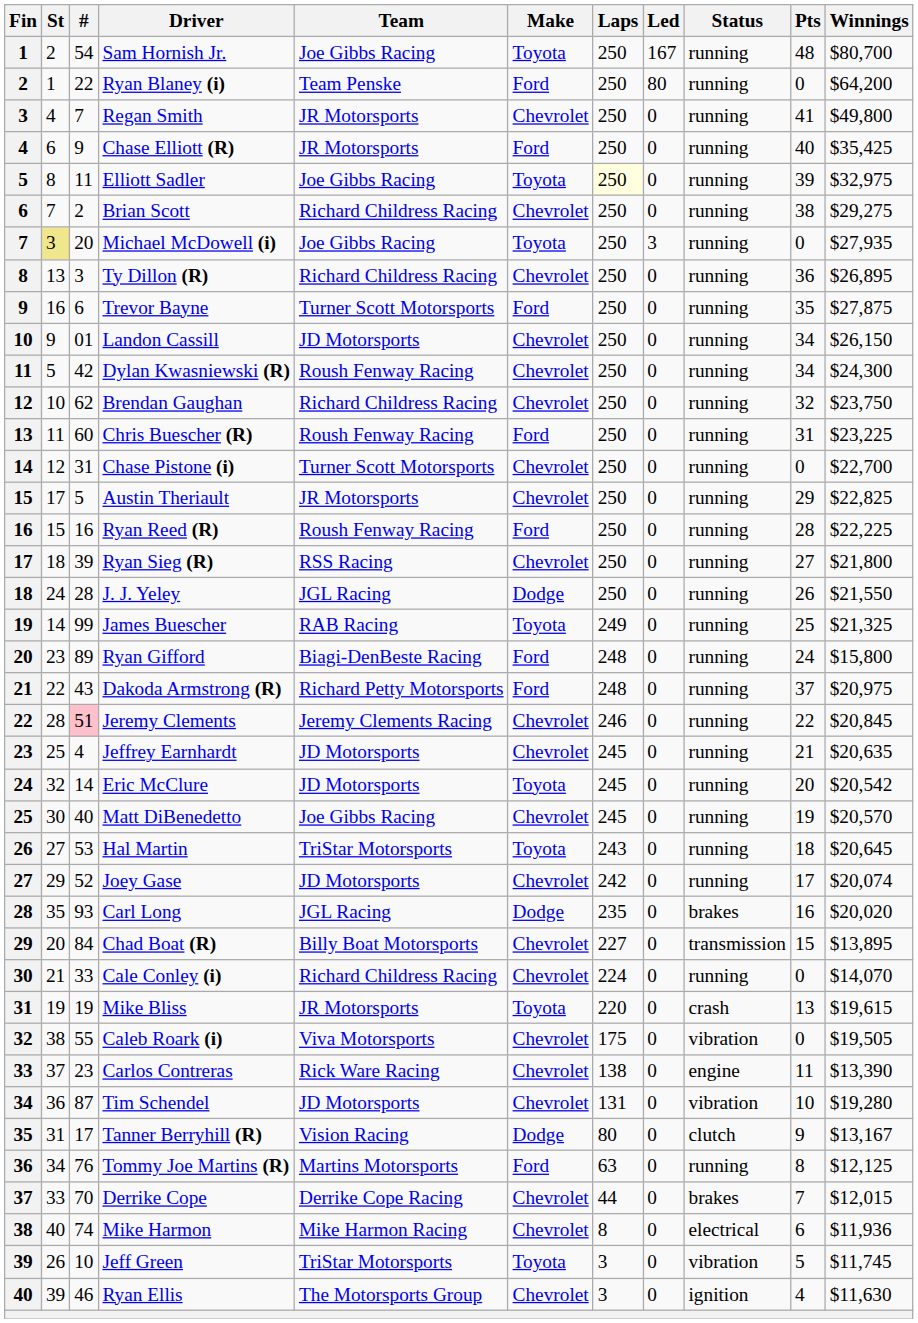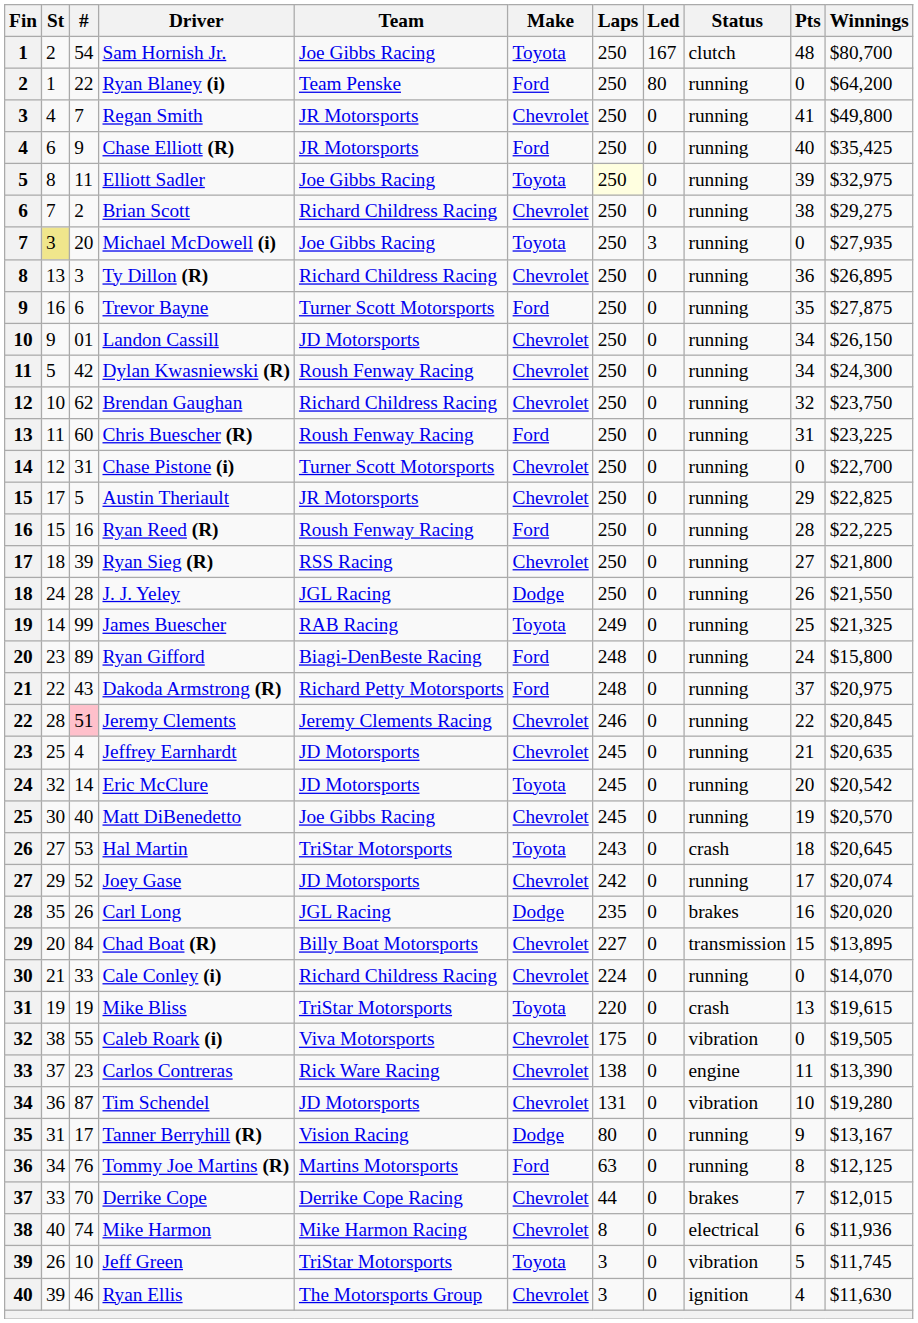(718, 52) running -> (712, 52) clutch
(718, 848) running -> (709, 848) crash
(84, 911) 93 -> (84, 911) 26
(359, 1007) JR Motorsports -> (376, 1007) TriStar Motorsports
(712, 1134) clutch -> (718, 1134) running
